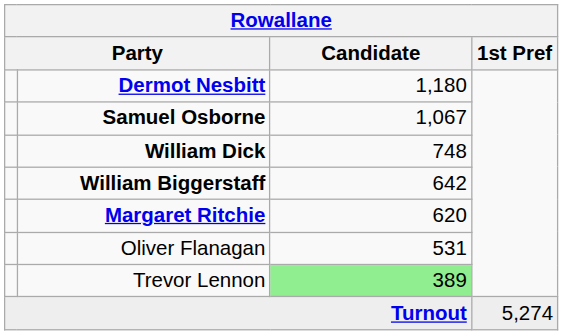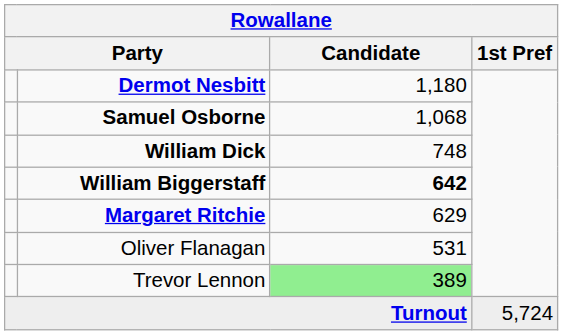(441, 118) 1,067 -> (441, 118) 1,068
(450, 183) normal -> (450, 183) bold
(450, 215) 620 -> (450, 215) 629
(527, 313) 5,274 -> (527, 313) 5,724
